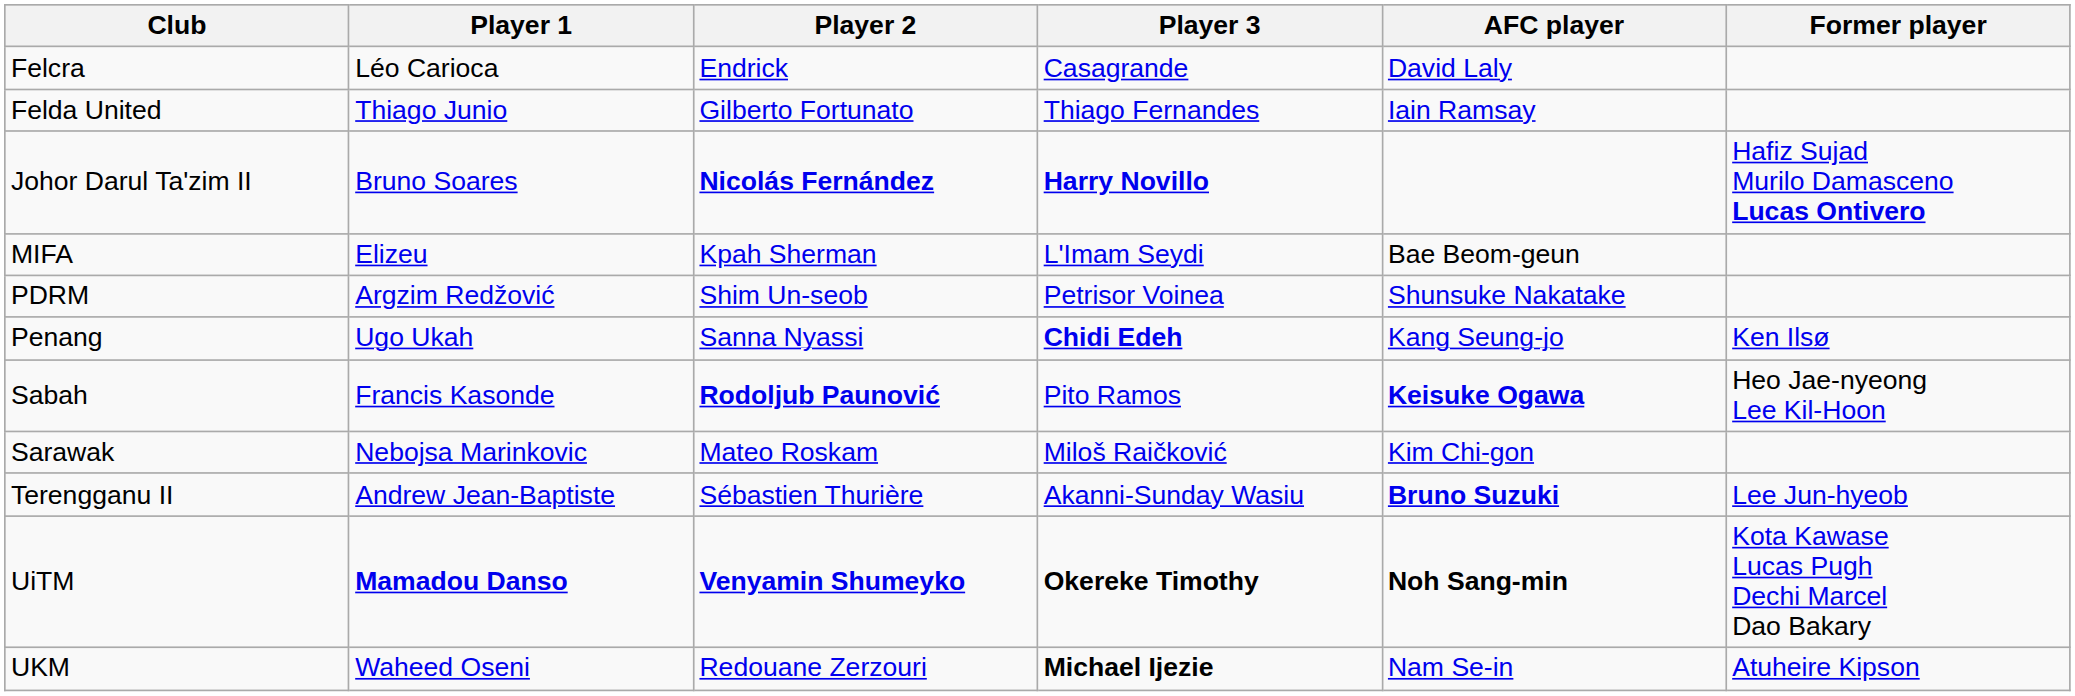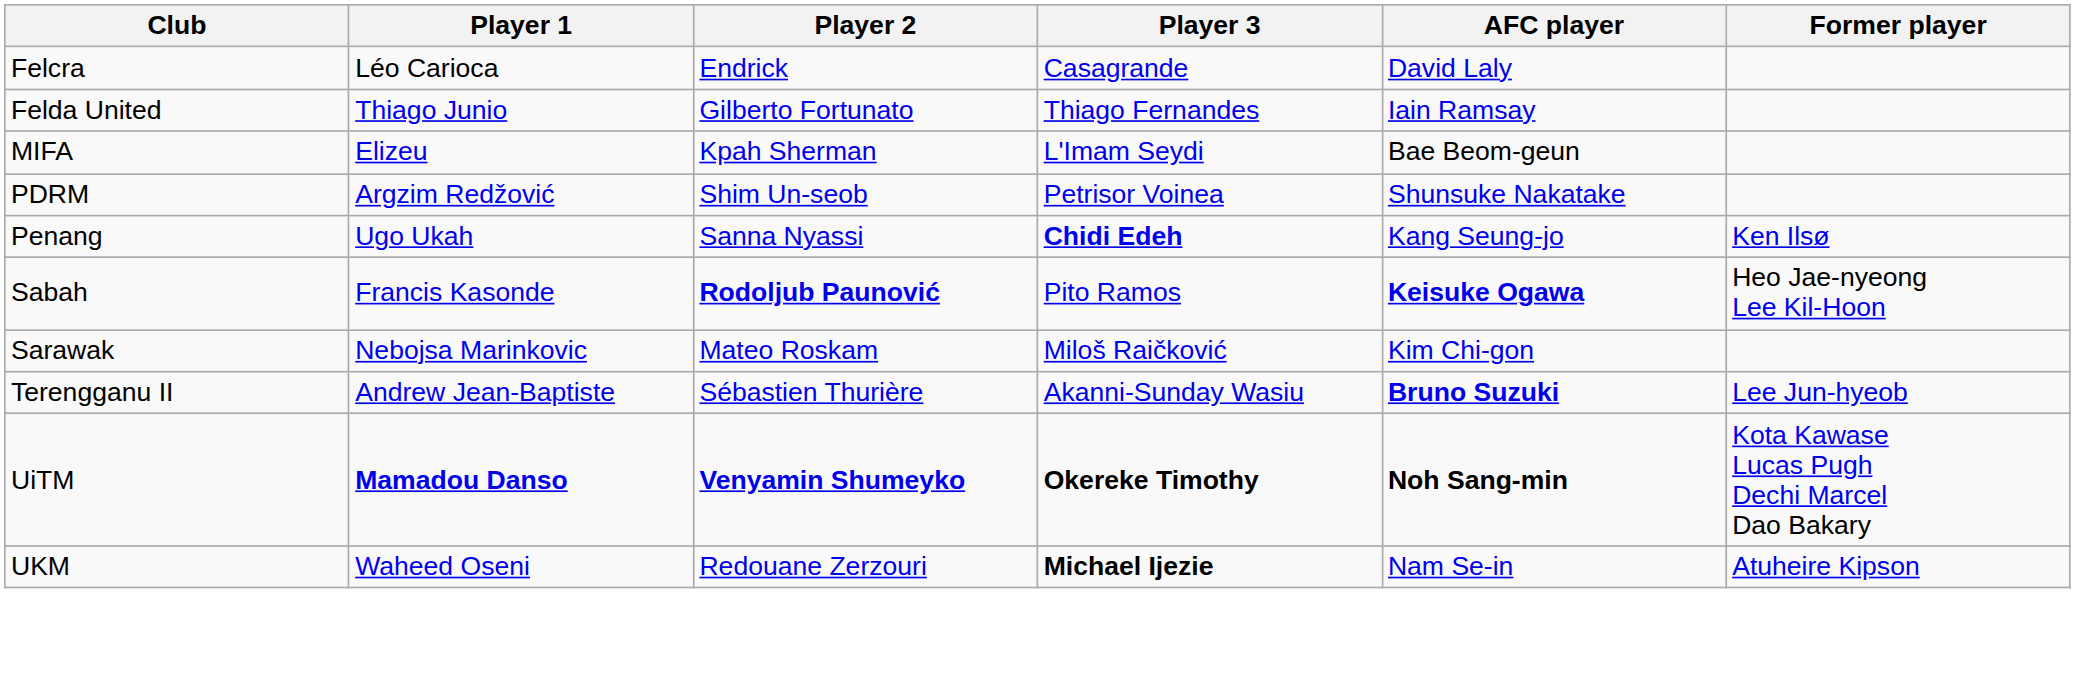- row: (131, 181)
